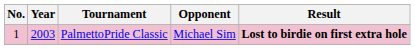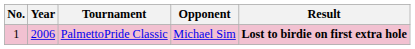(43, 34) 2003 -> (43, 34) 2006
